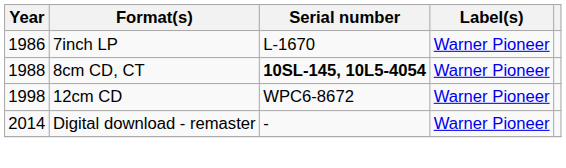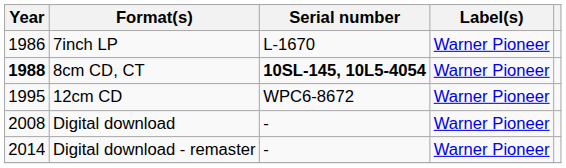(27, 70) normal -> (27, 70) bold
(27, 96) 1998 -> (27, 96) 1995
+ row: (114, 123)
